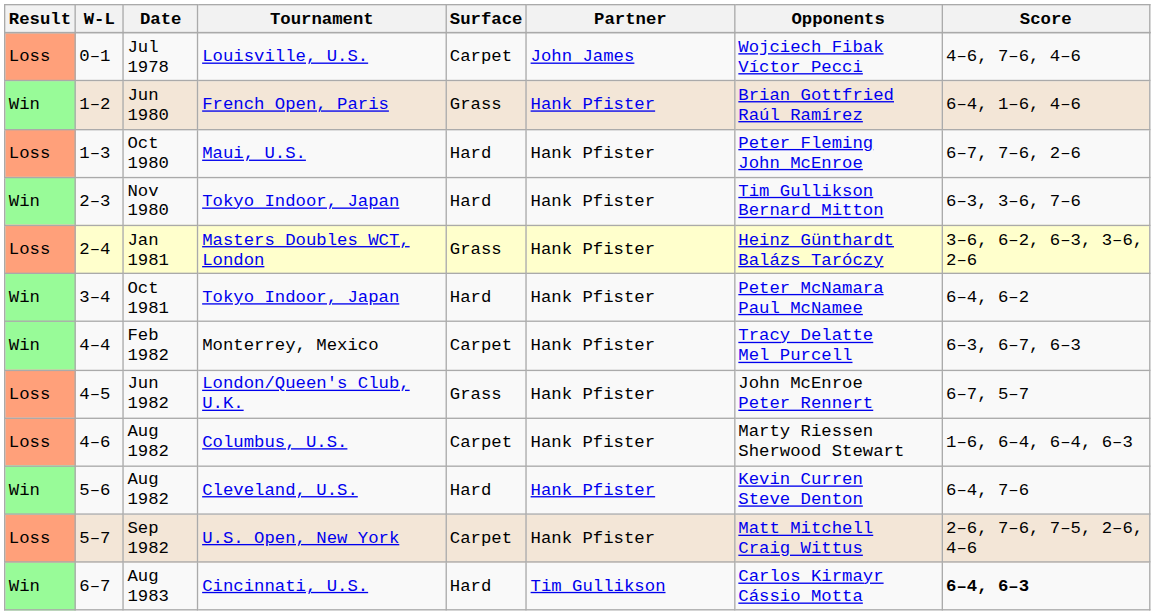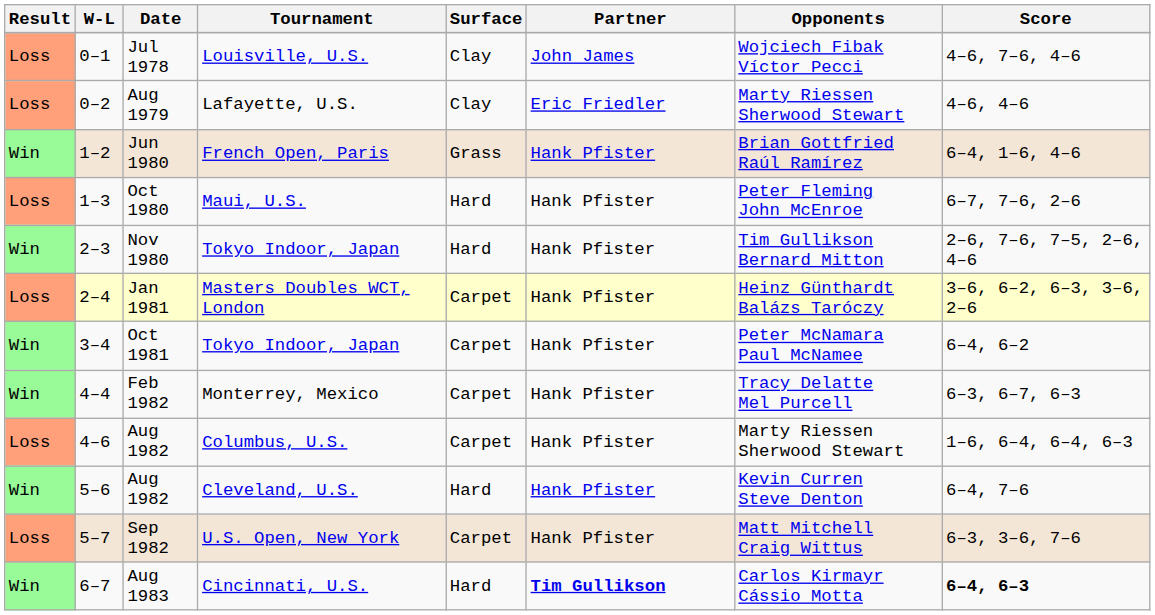(481, 57) Carpet -> (471, 57) Clay
+ row: (148, 105)
(1014, 201) 6–3, 3–6, 7–6 -> (1045, 249) 2–6, 7–6, 7–5, 2–6, 4–6
(476, 249) Grass -> (481, 298) Carpet
(471, 298) Hard -> (481, 346) Carpet
- row: (148, 394)
(1045, 538) 2–6, 7–6, 7–5, 2–6, 4–6 -> (1014, 538) 6–3, 3–6, 7–6
(598, 586) normal -> (598, 586) bold
